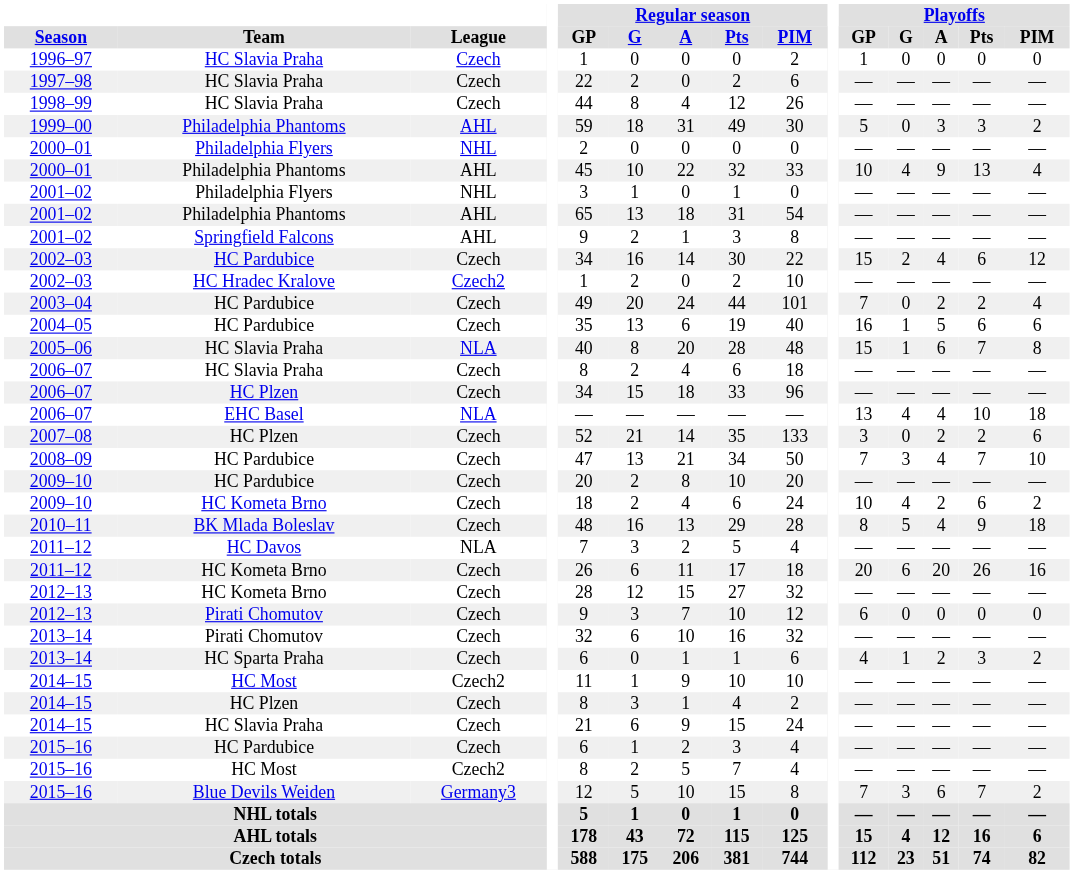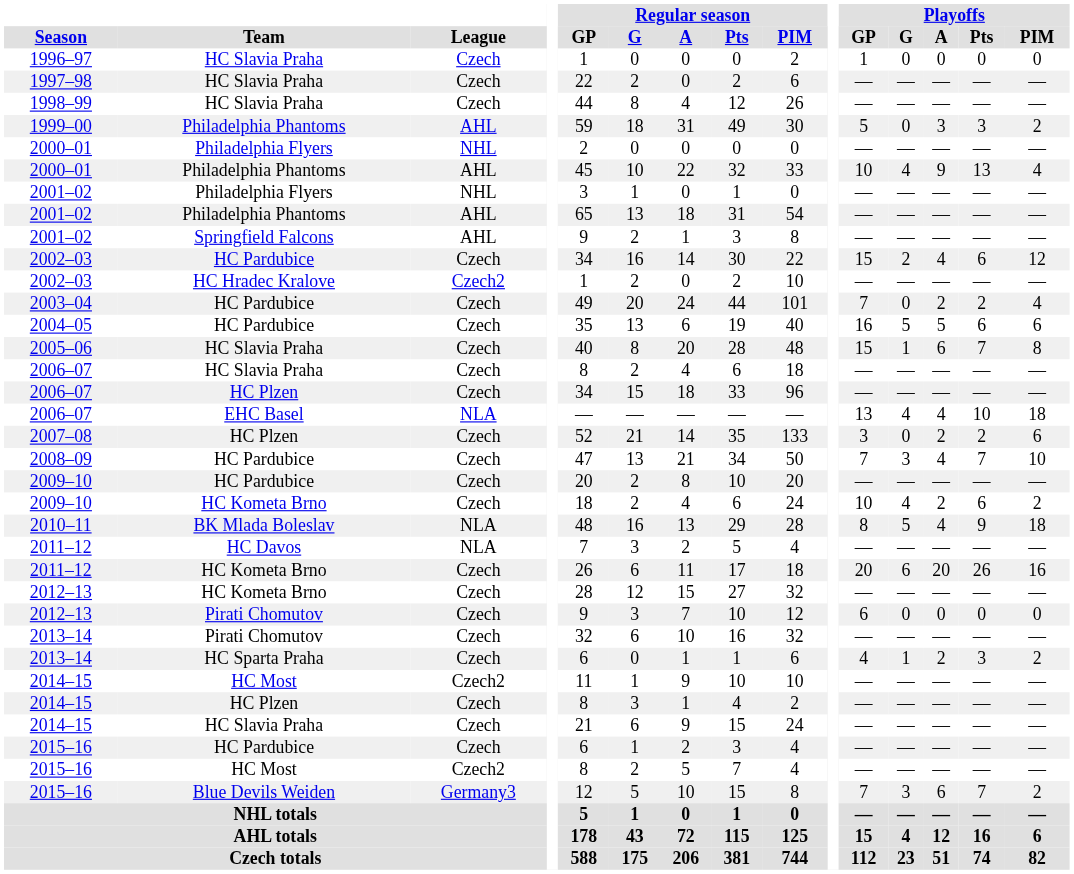(906, 325) 1 -> (906, 325) 5
(478, 348) NLA -> (478, 348) Czech
(478, 525) Czech -> (478, 525) NLA
